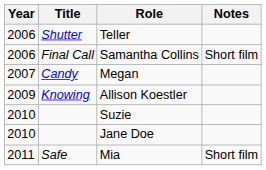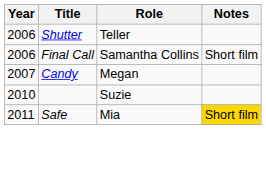- row: (143, 94)
- row: (127, 134)
(231, 154) no background -> (231, 114) gold background
